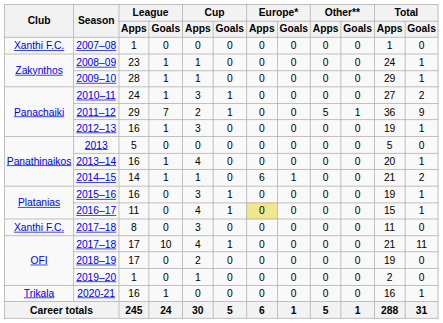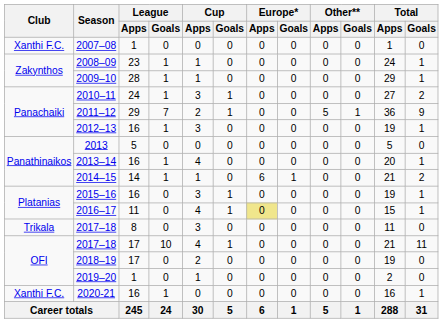(39, 227) Xanthi F.C. -> (39, 227) Trikala
(39, 293) Trikala -> (39, 293) Xanthi F.C.
